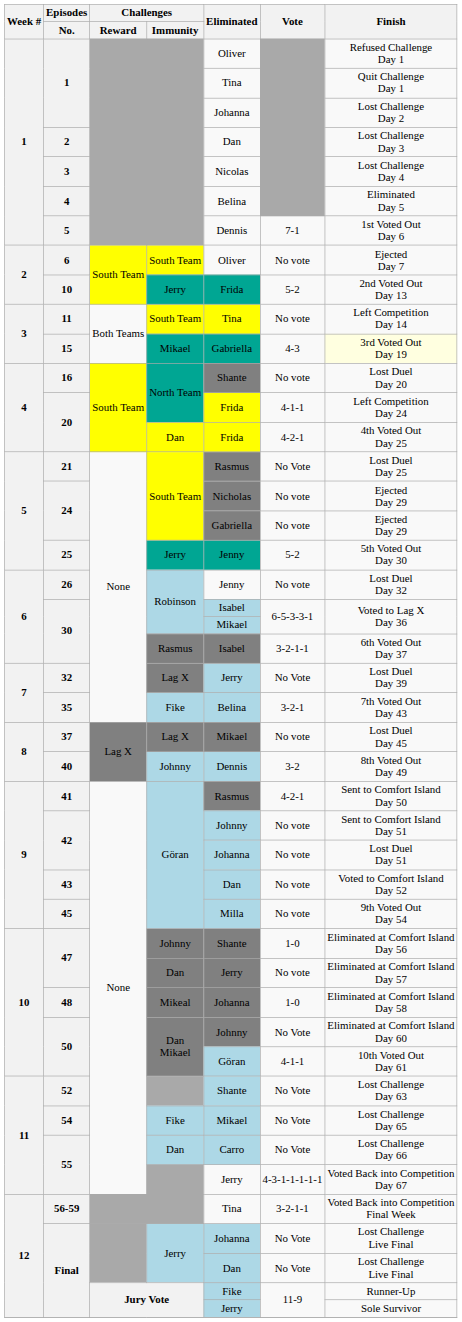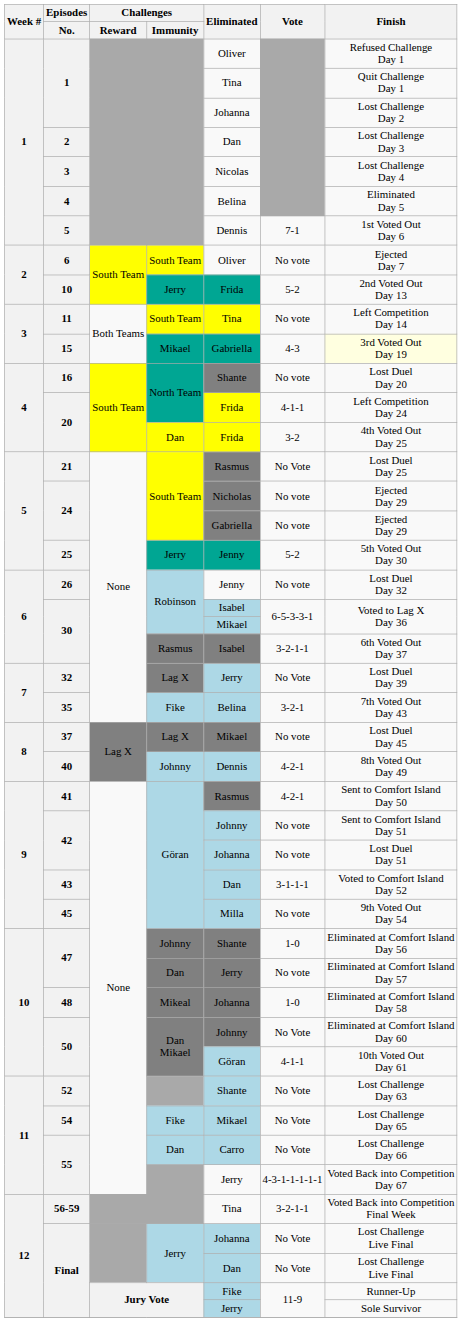(292, 437) 4-2-1 -> (292, 437) 3-2
(292, 766) 3-2 -> (292, 766) 4-2-1
(292, 884) No vote -> (292, 884) 3-1-1-1
